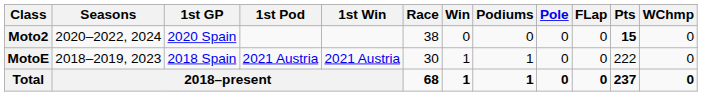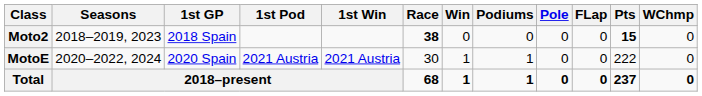(108, 36) 2020–2022, 2024 -> (108, 36) 2018–2019, 2023
(202, 36) 2020 Spain -> (202, 36) 2018 Spain
(431, 36) normal -> (431, 36) bold
(108, 58) 2018–2019, 2023 -> (108, 58) 2020–2022, 2024
(202, 58) 2018 Spain -> (202, 58) 2020 Spain
